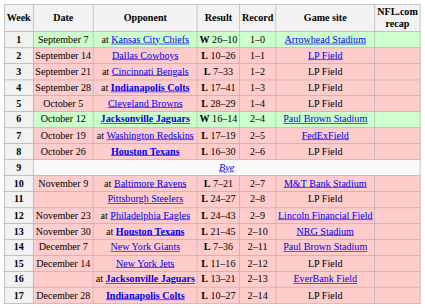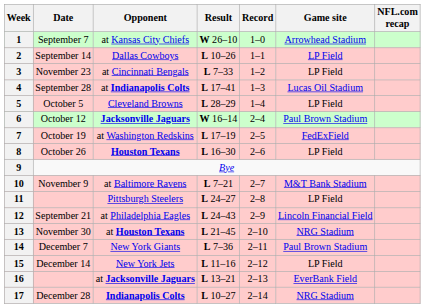(63, 71) September 21 -> (63, 71) November 23
(325, 87) LP Field -> (325, 87) Lucas Oil Stadium
(63, 215) November 23 -> (63, 215) September 21
(325, 295) LP Field -> (325, 295) NRG Stadium
